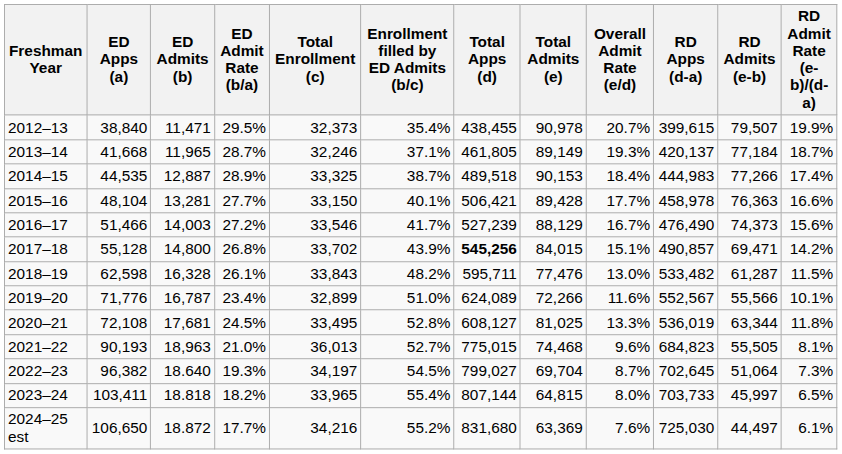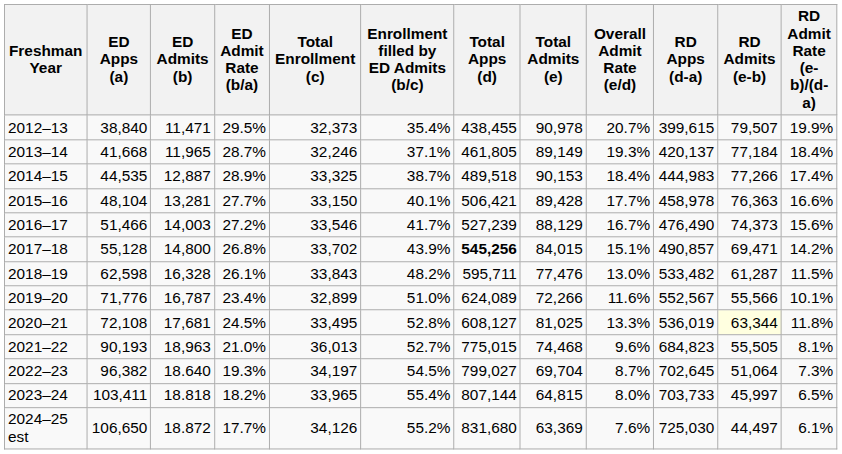(811, 151) 18.7% -> (811, 151) 18.4%
(754, 322) no background -> (754, 322) lightyellow background
(334, 428) 34,216 -> (334, 428) 34,126
